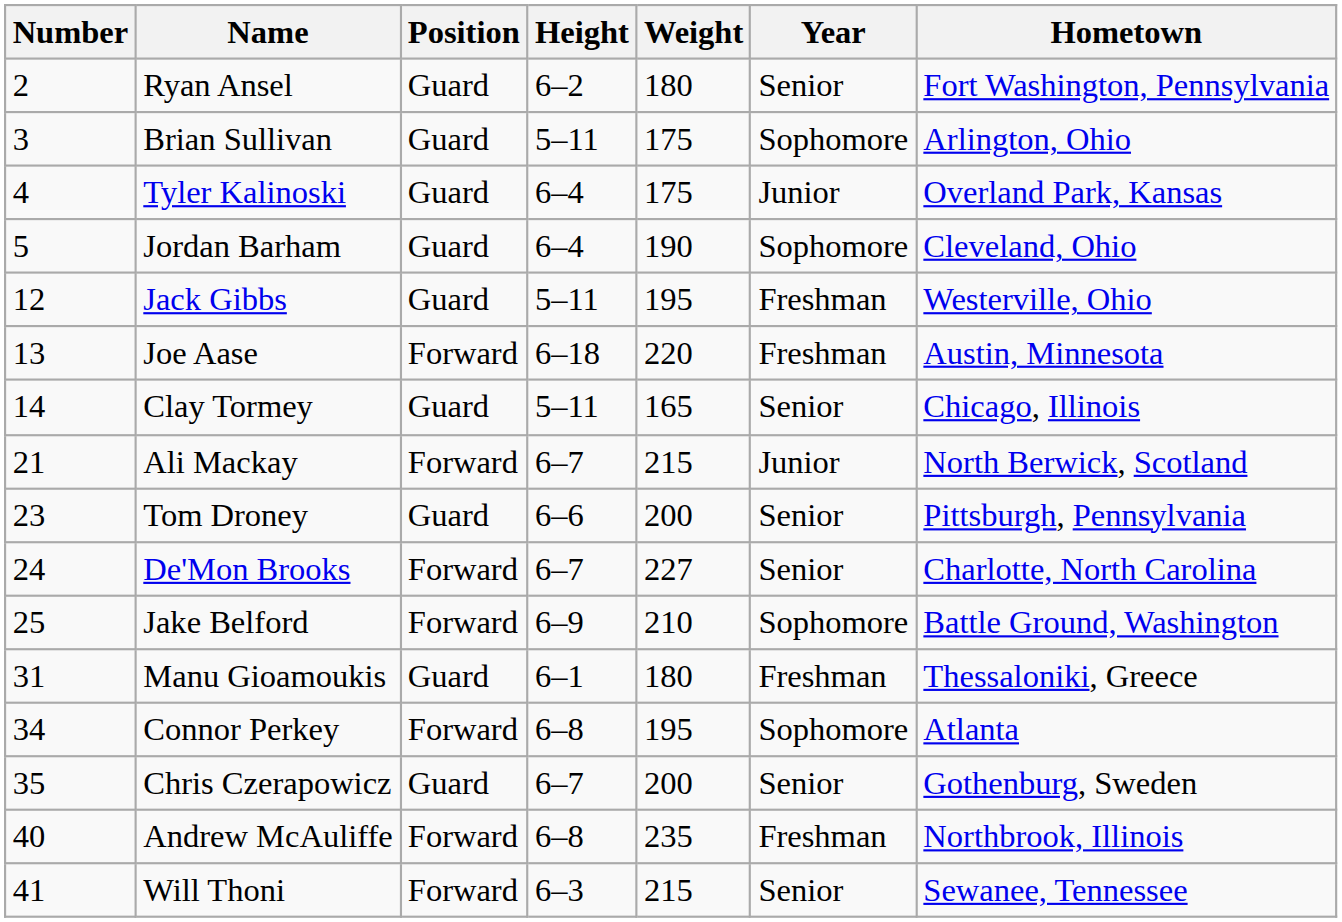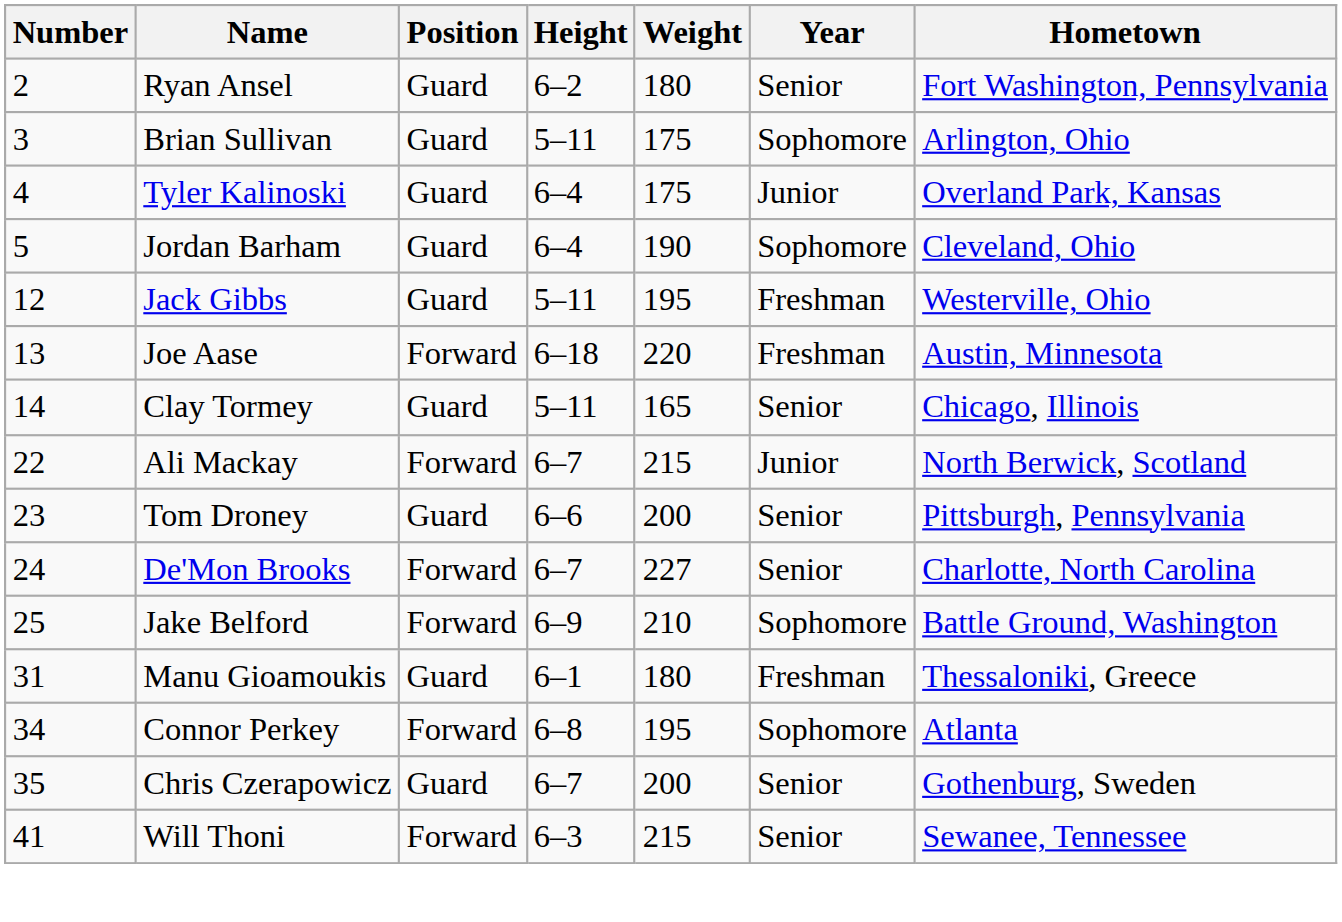(29, 460) 21 -> (29, 460) 22
- row: (268, 836)
